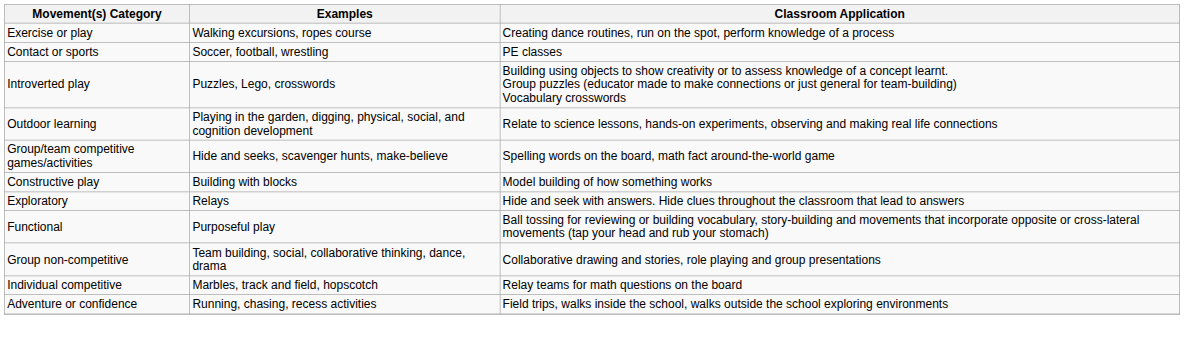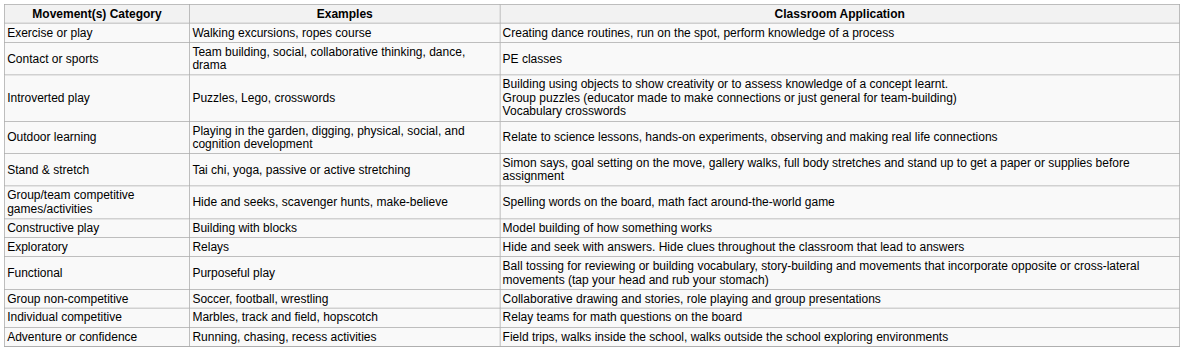(260, 52) Soccer, football, wrestling -> (329, 58) Team building, social, collaborative thinking, dance, drama
+ row: (48, 169)
(329, 259) Team building, social, collaborative thinking, dance, drama -> (260, 298) Soccer, football, wrestling
